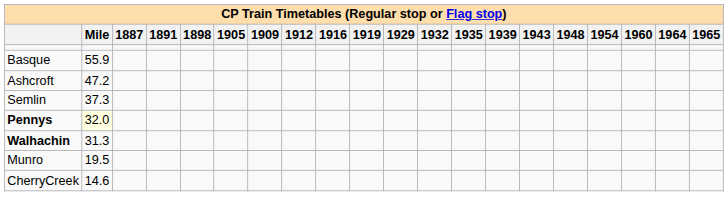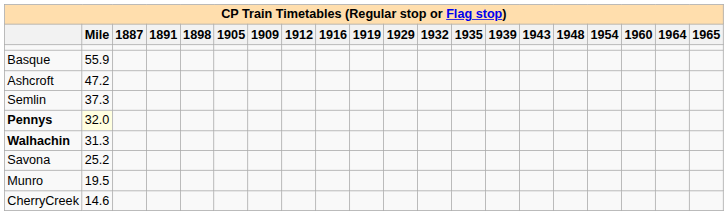+ row: (29, 160)
